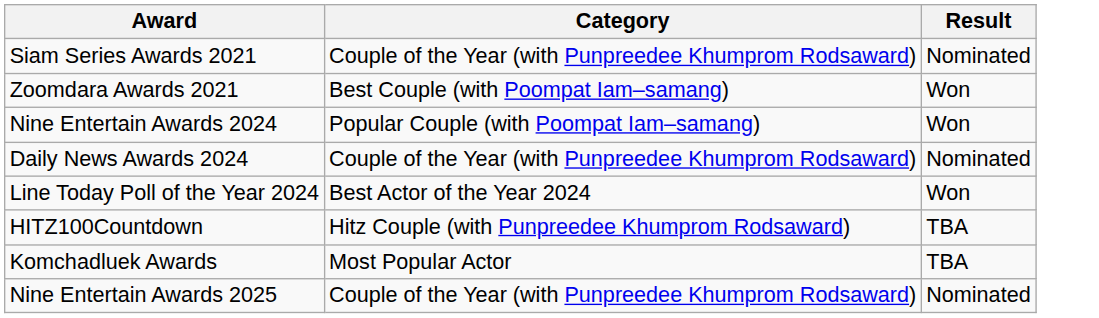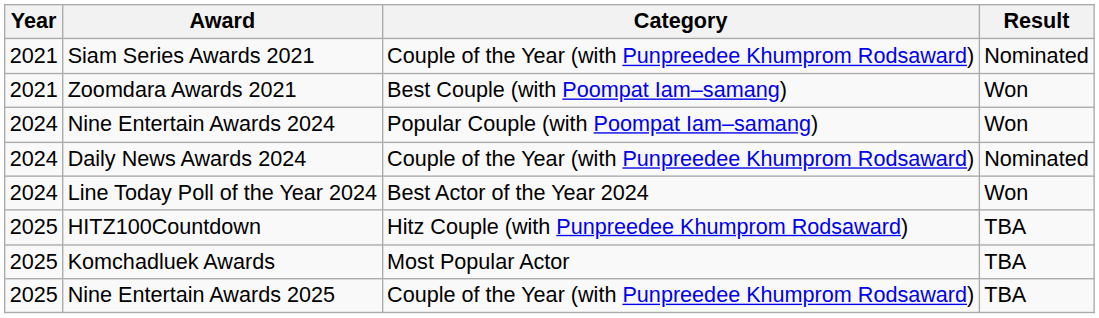+ column: (34, 21)
(978, 295) Nominated -> (1005, 295) TBA
